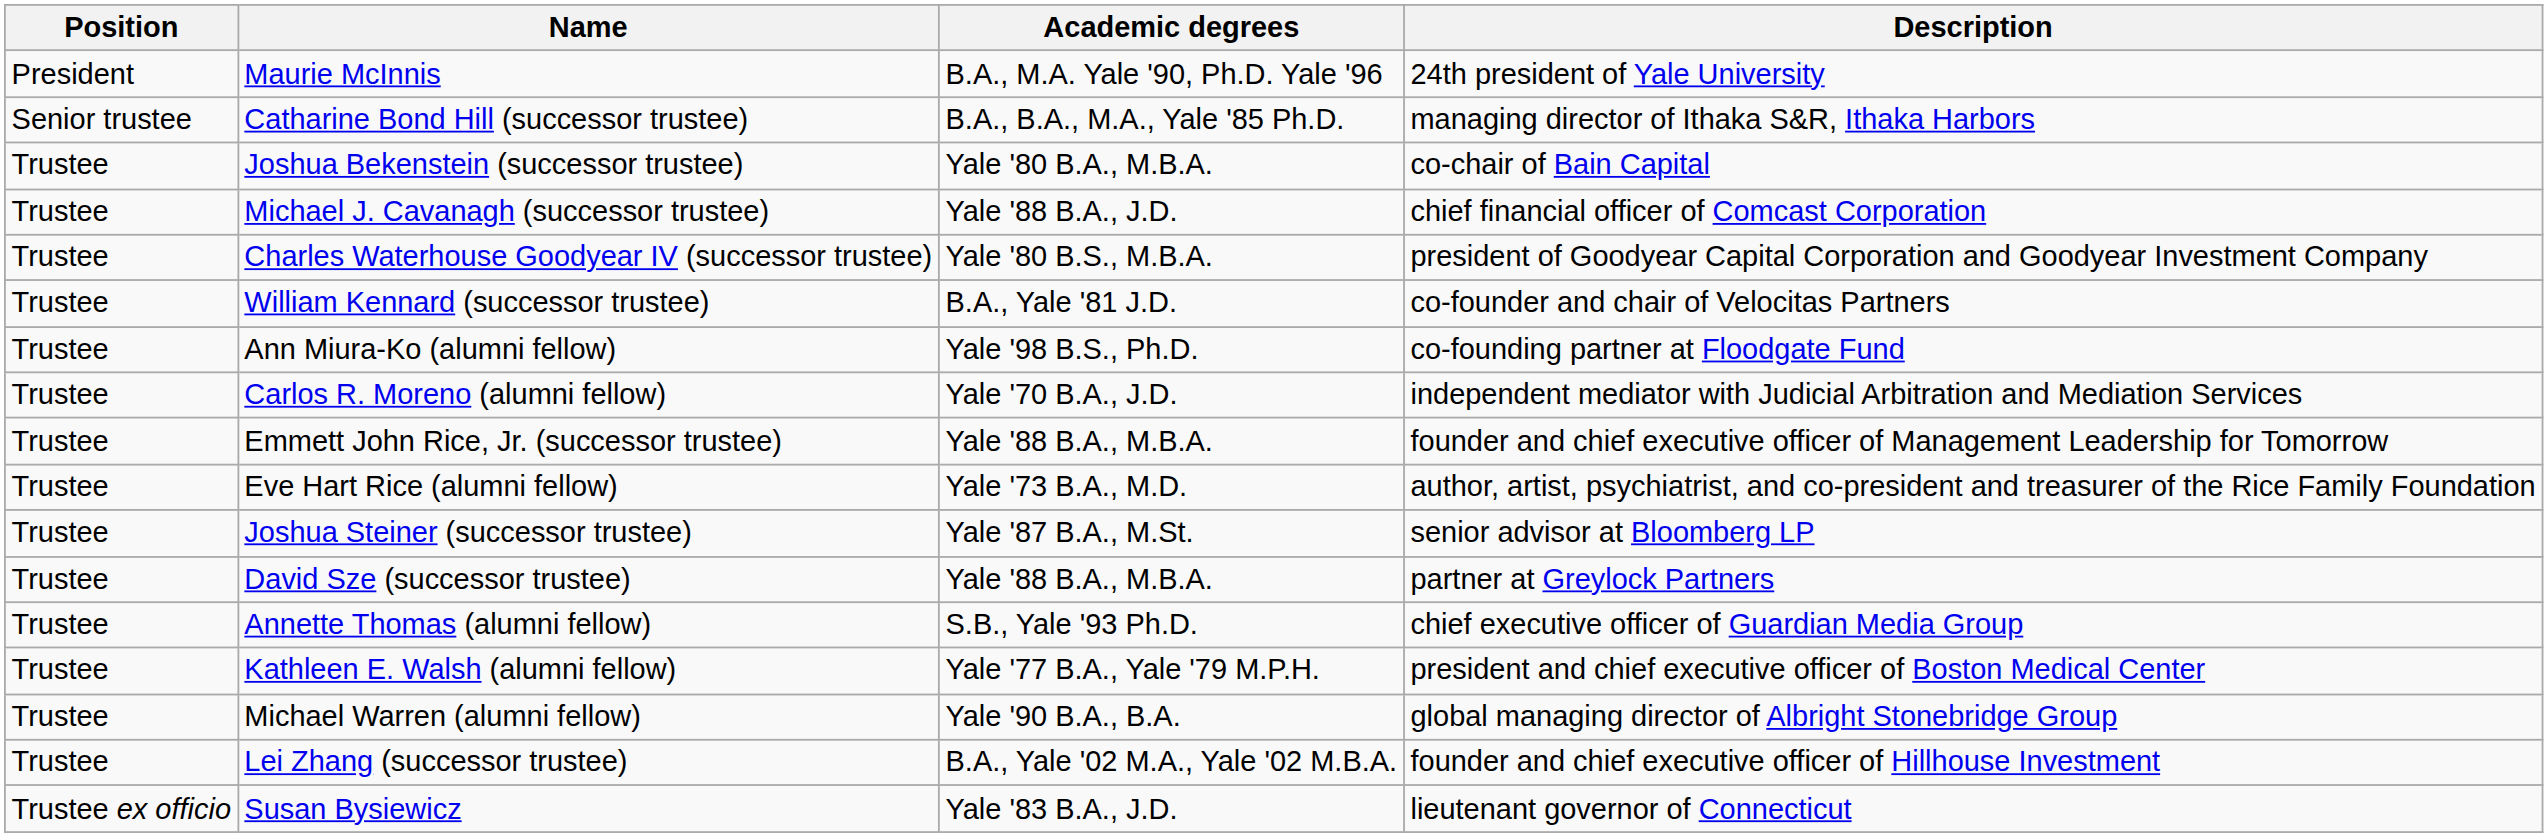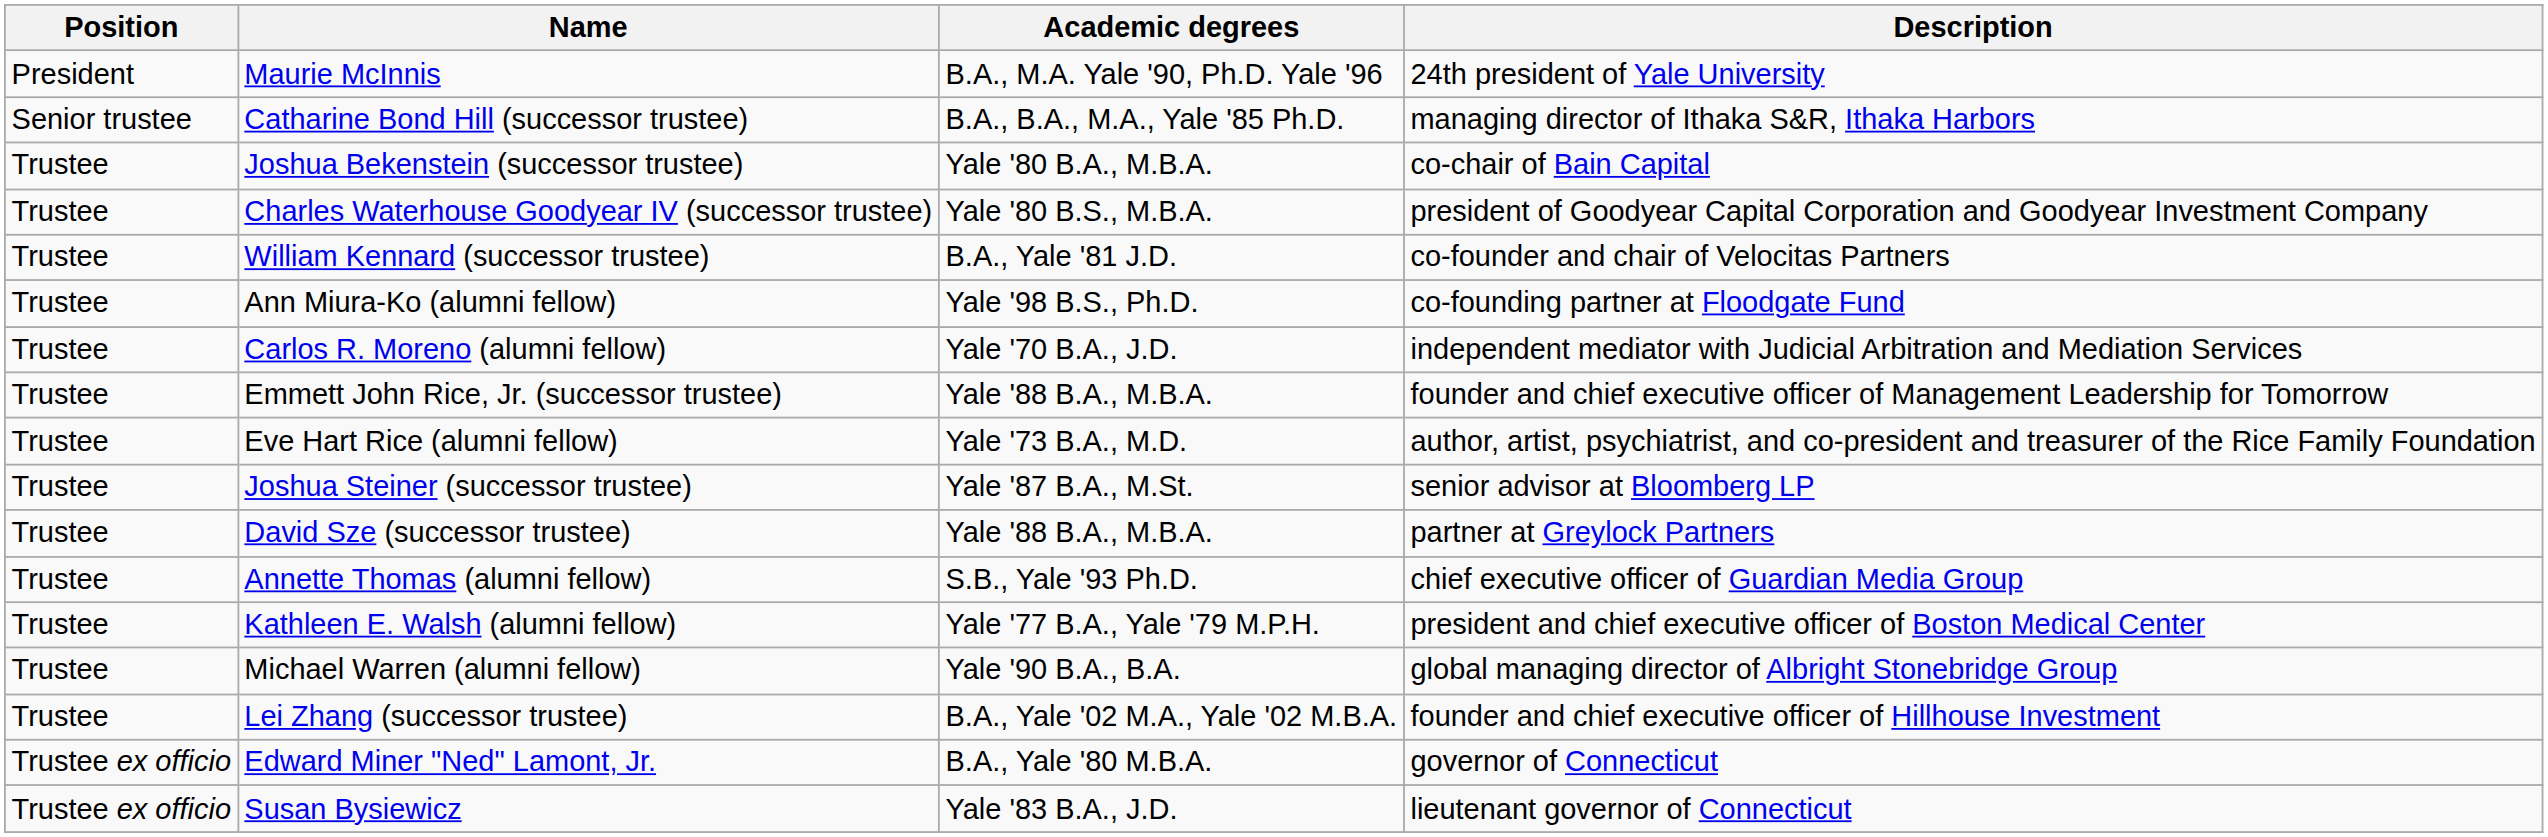- row: (507, 211)
+ row: (450, 762)
